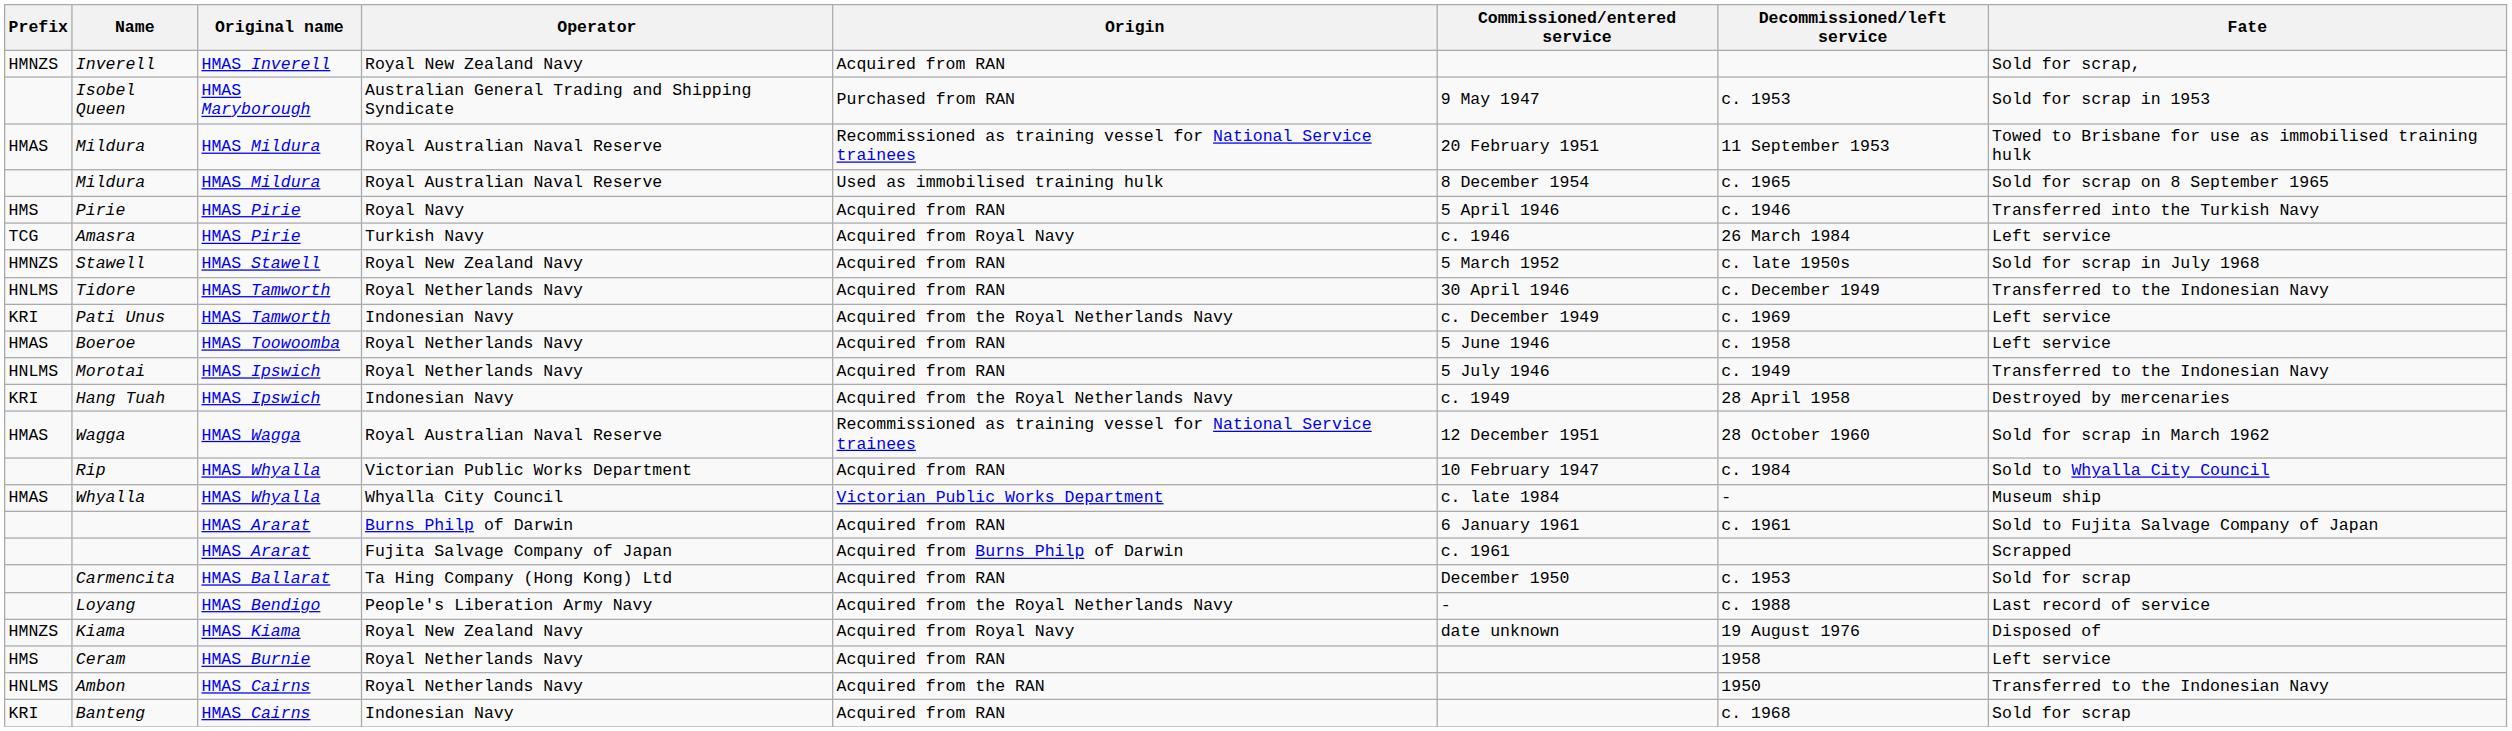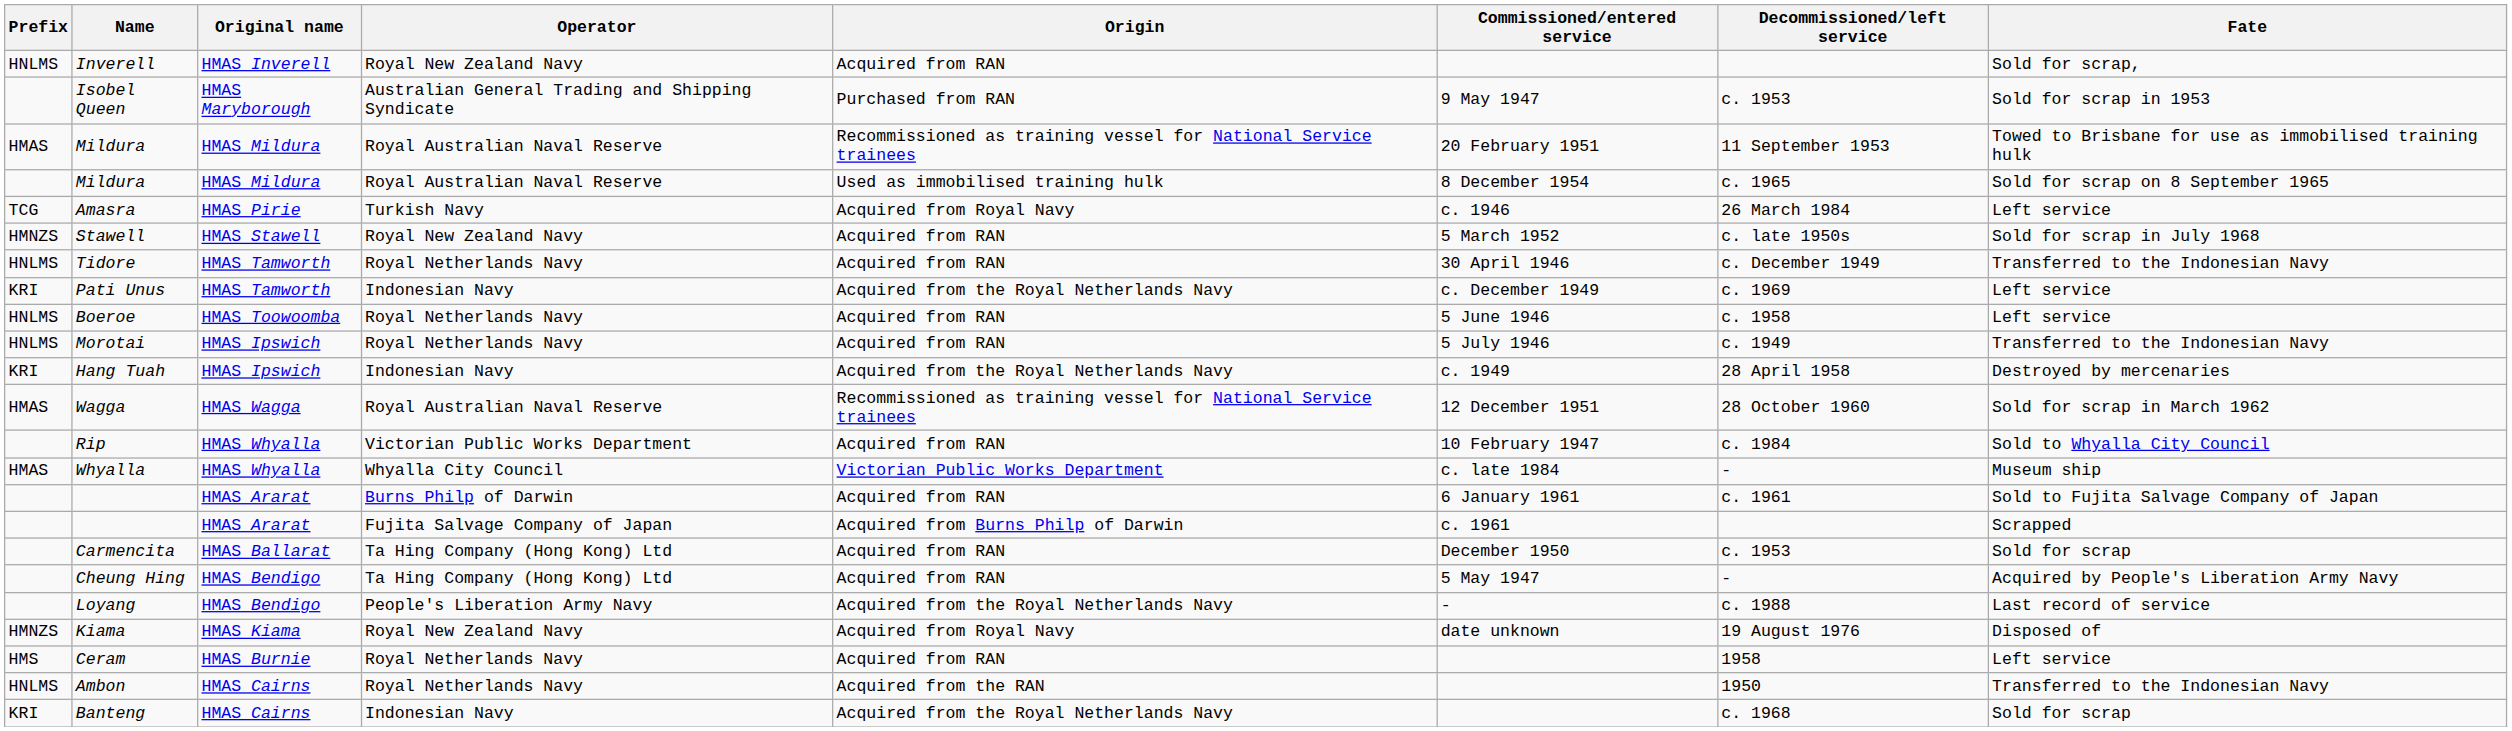(33, 64) HMNZS -> (33, 64) HNLMS
- row: (101, 210)
(28, 344) HMAS -> (33, 317) HNLMS
+ row: (130, 579)
(921, 713) Acquired from RAN -> (1035, 713) Acquired from the Royal Netherlands Navy
